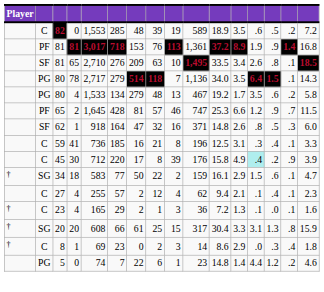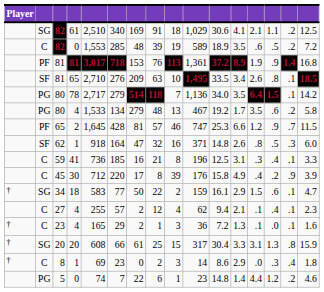+ row: (60, 31)
(308, 79) 14.3 -> (308, 95) 14.2
(258, 159) paleturquoise background -> (258, 175) no background
